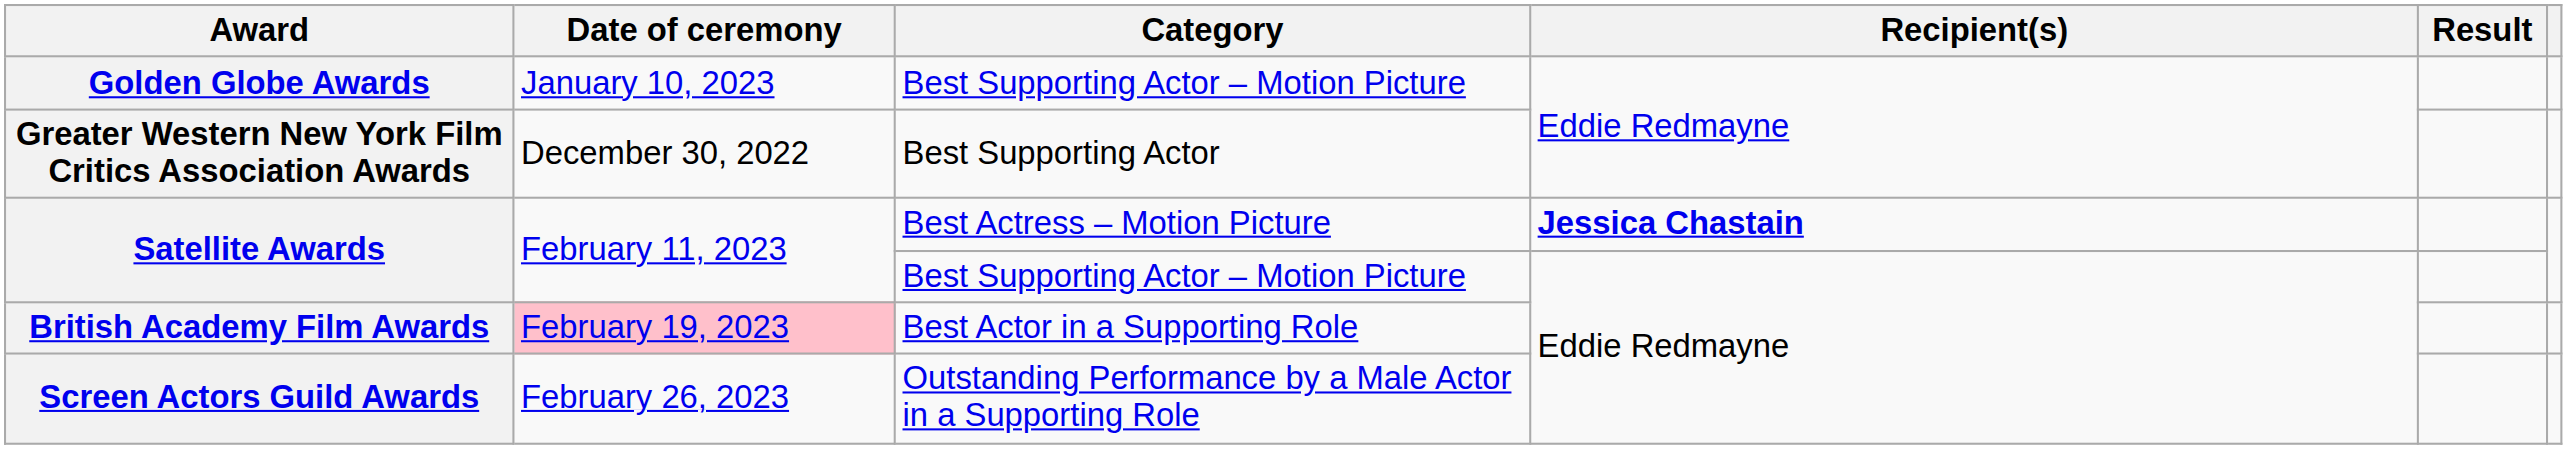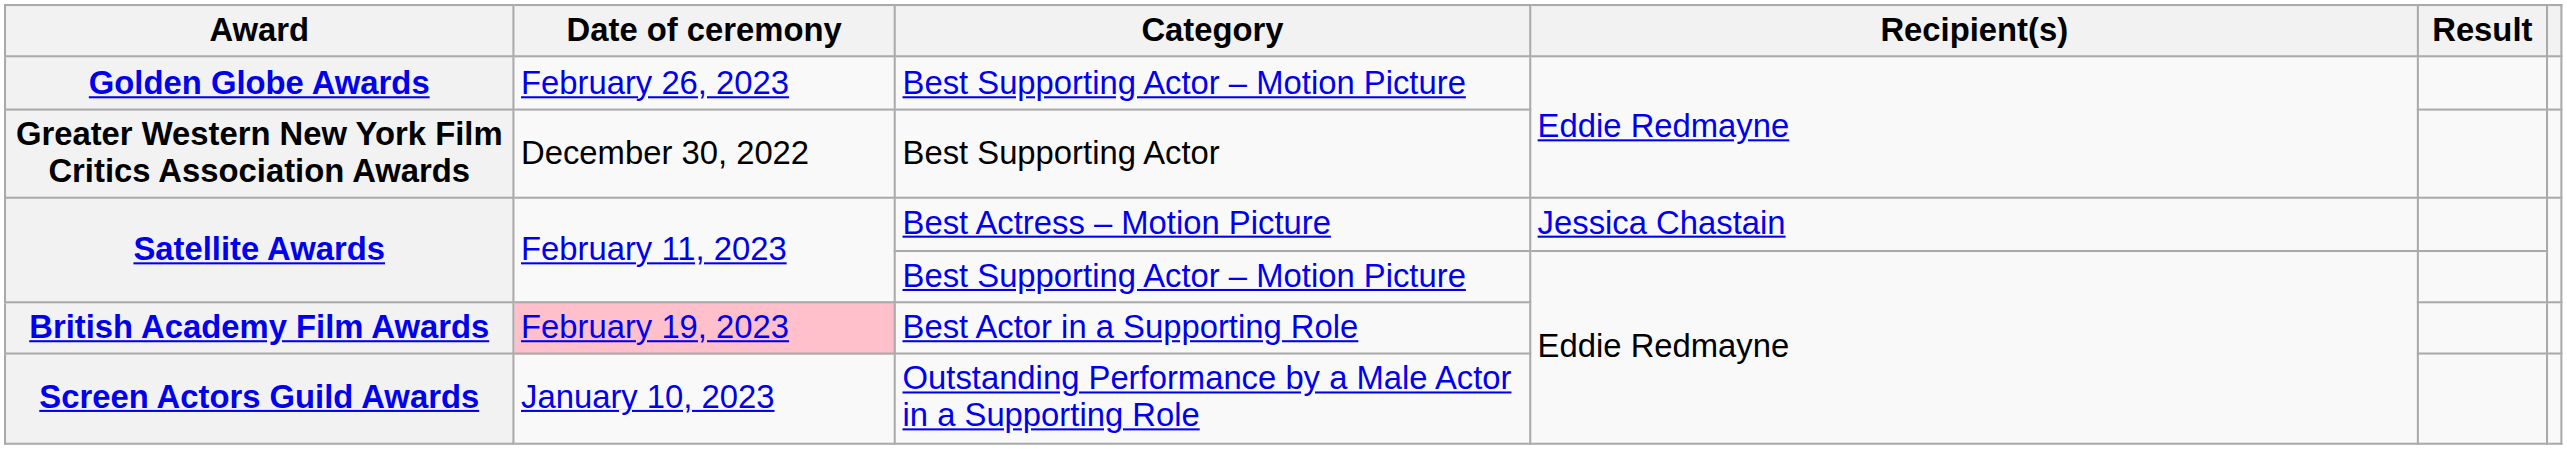(648, 82) January 10, 2023 -> (655, 82) February 26, 2023
(1671, 223) bold -> (1662, 223) normal
(655, 397) February 26, 2023 -> (648, 397) January 10, 2023
